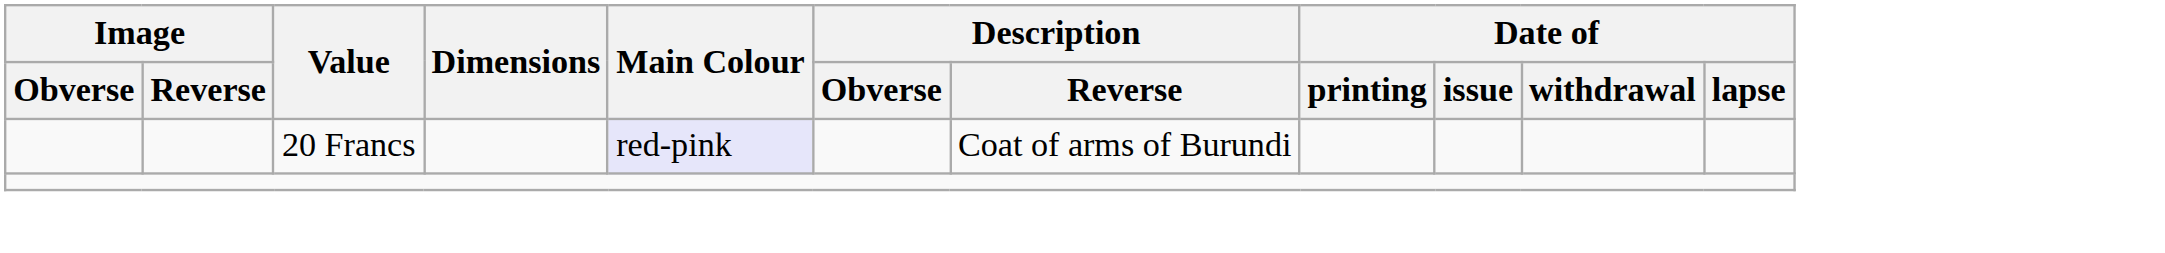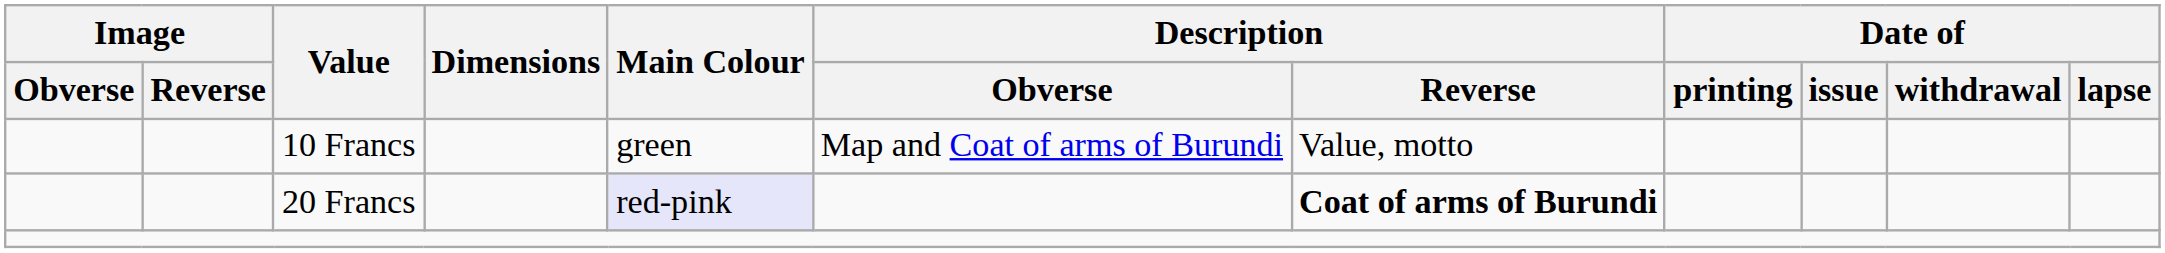+ row: (349, 145)
(1125, 145) normal -> (1478, 201) bold
